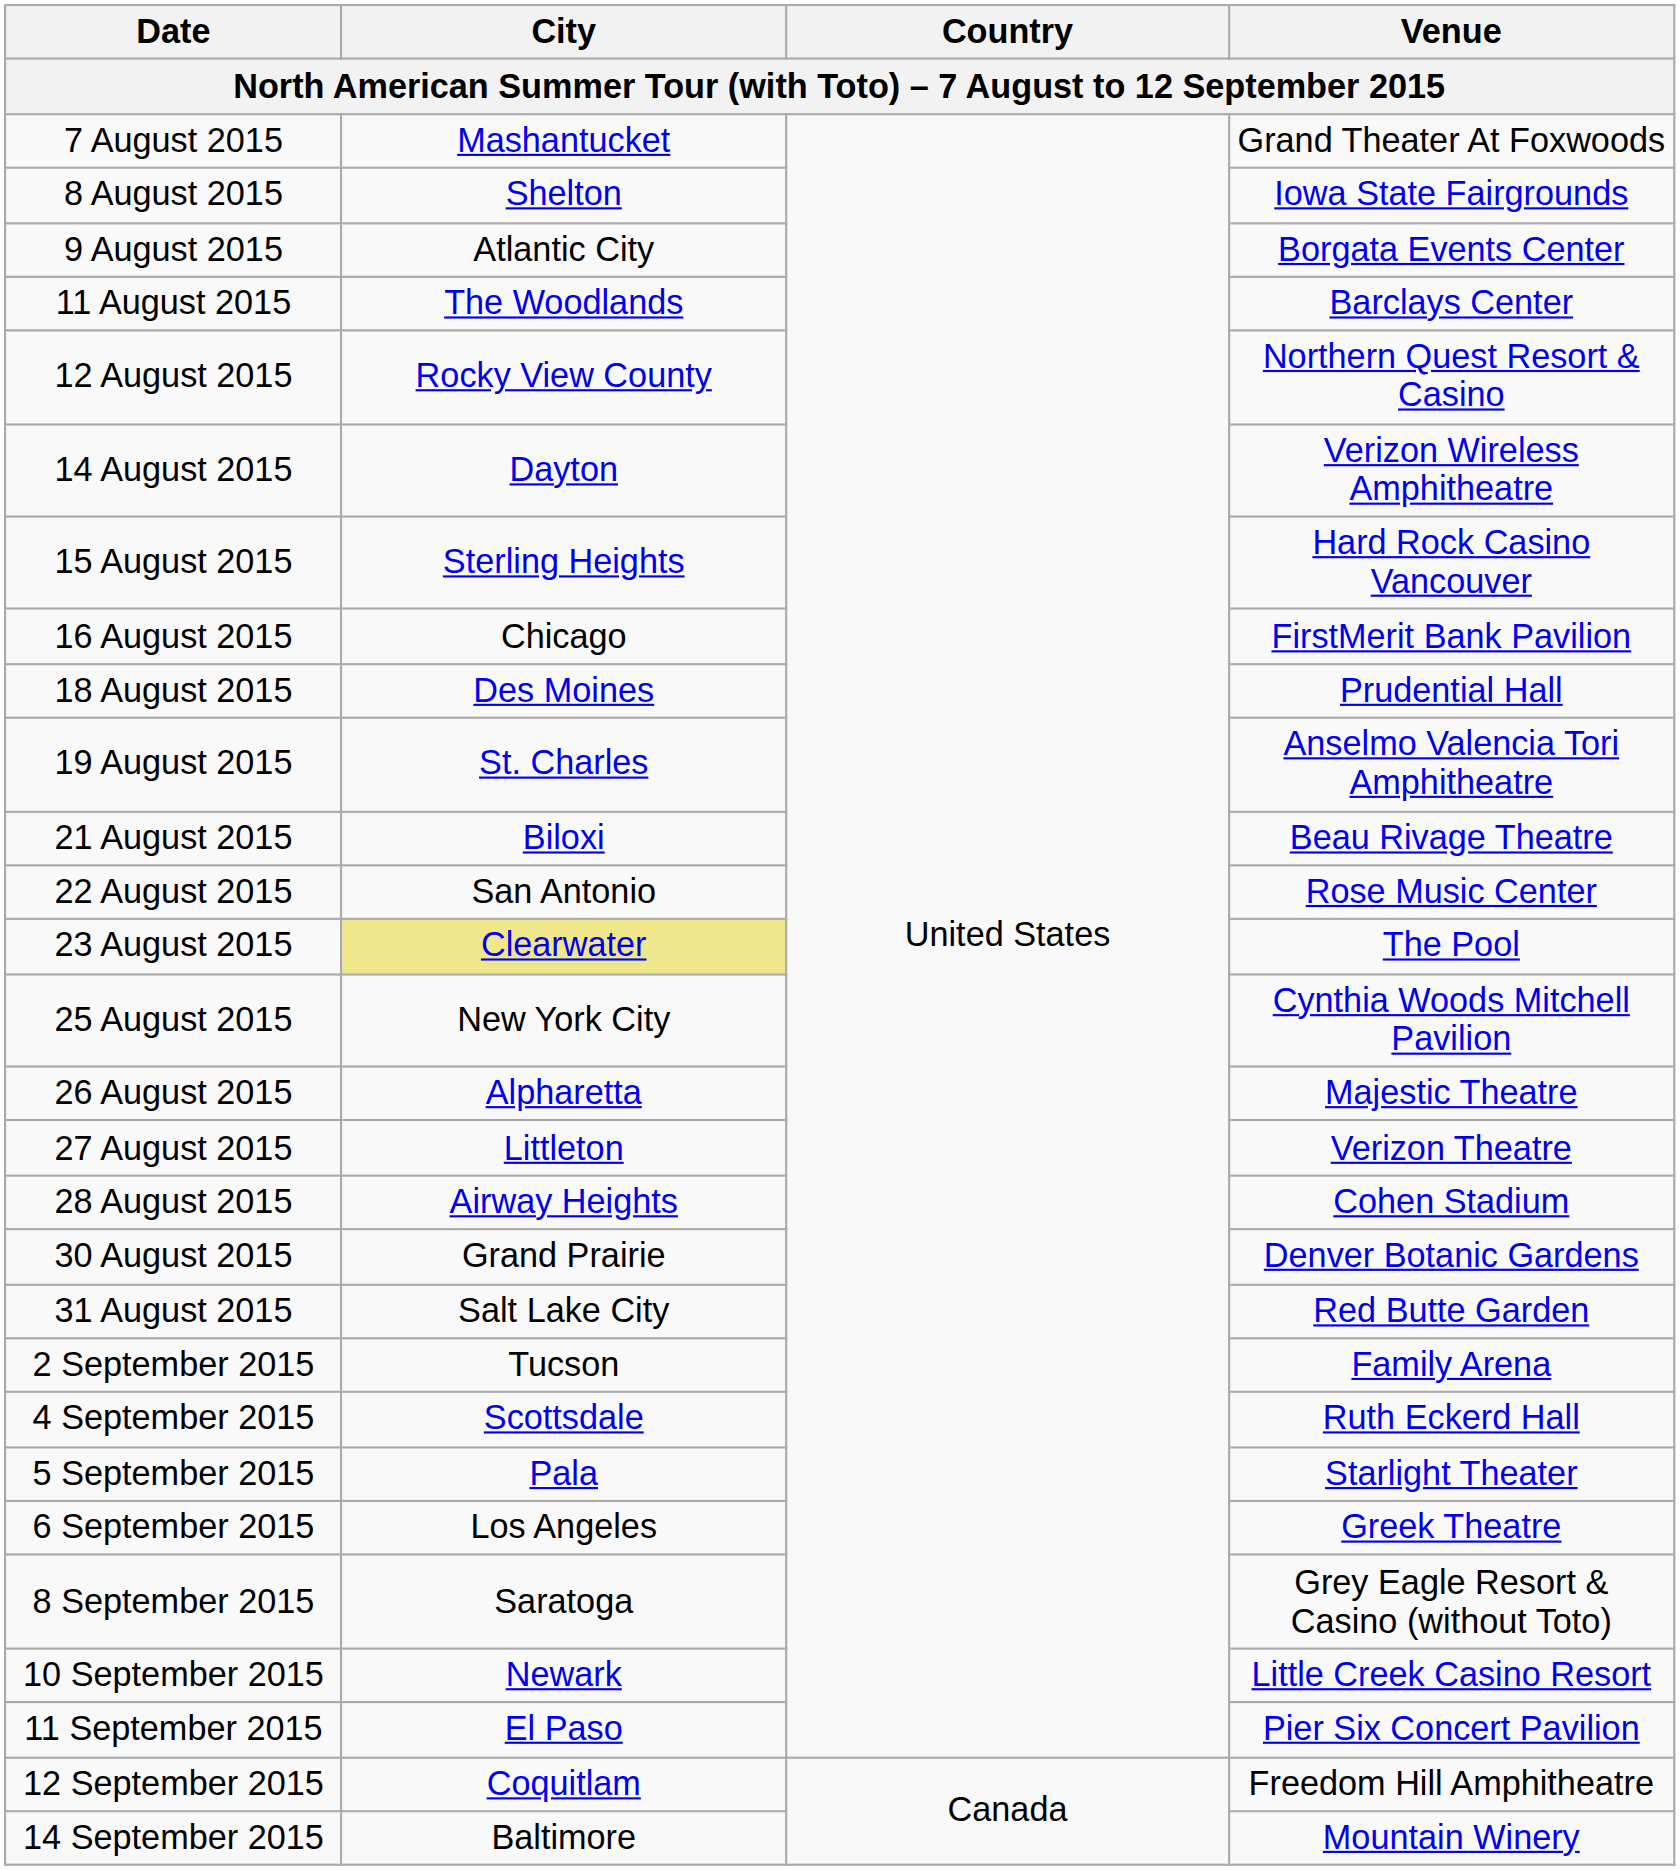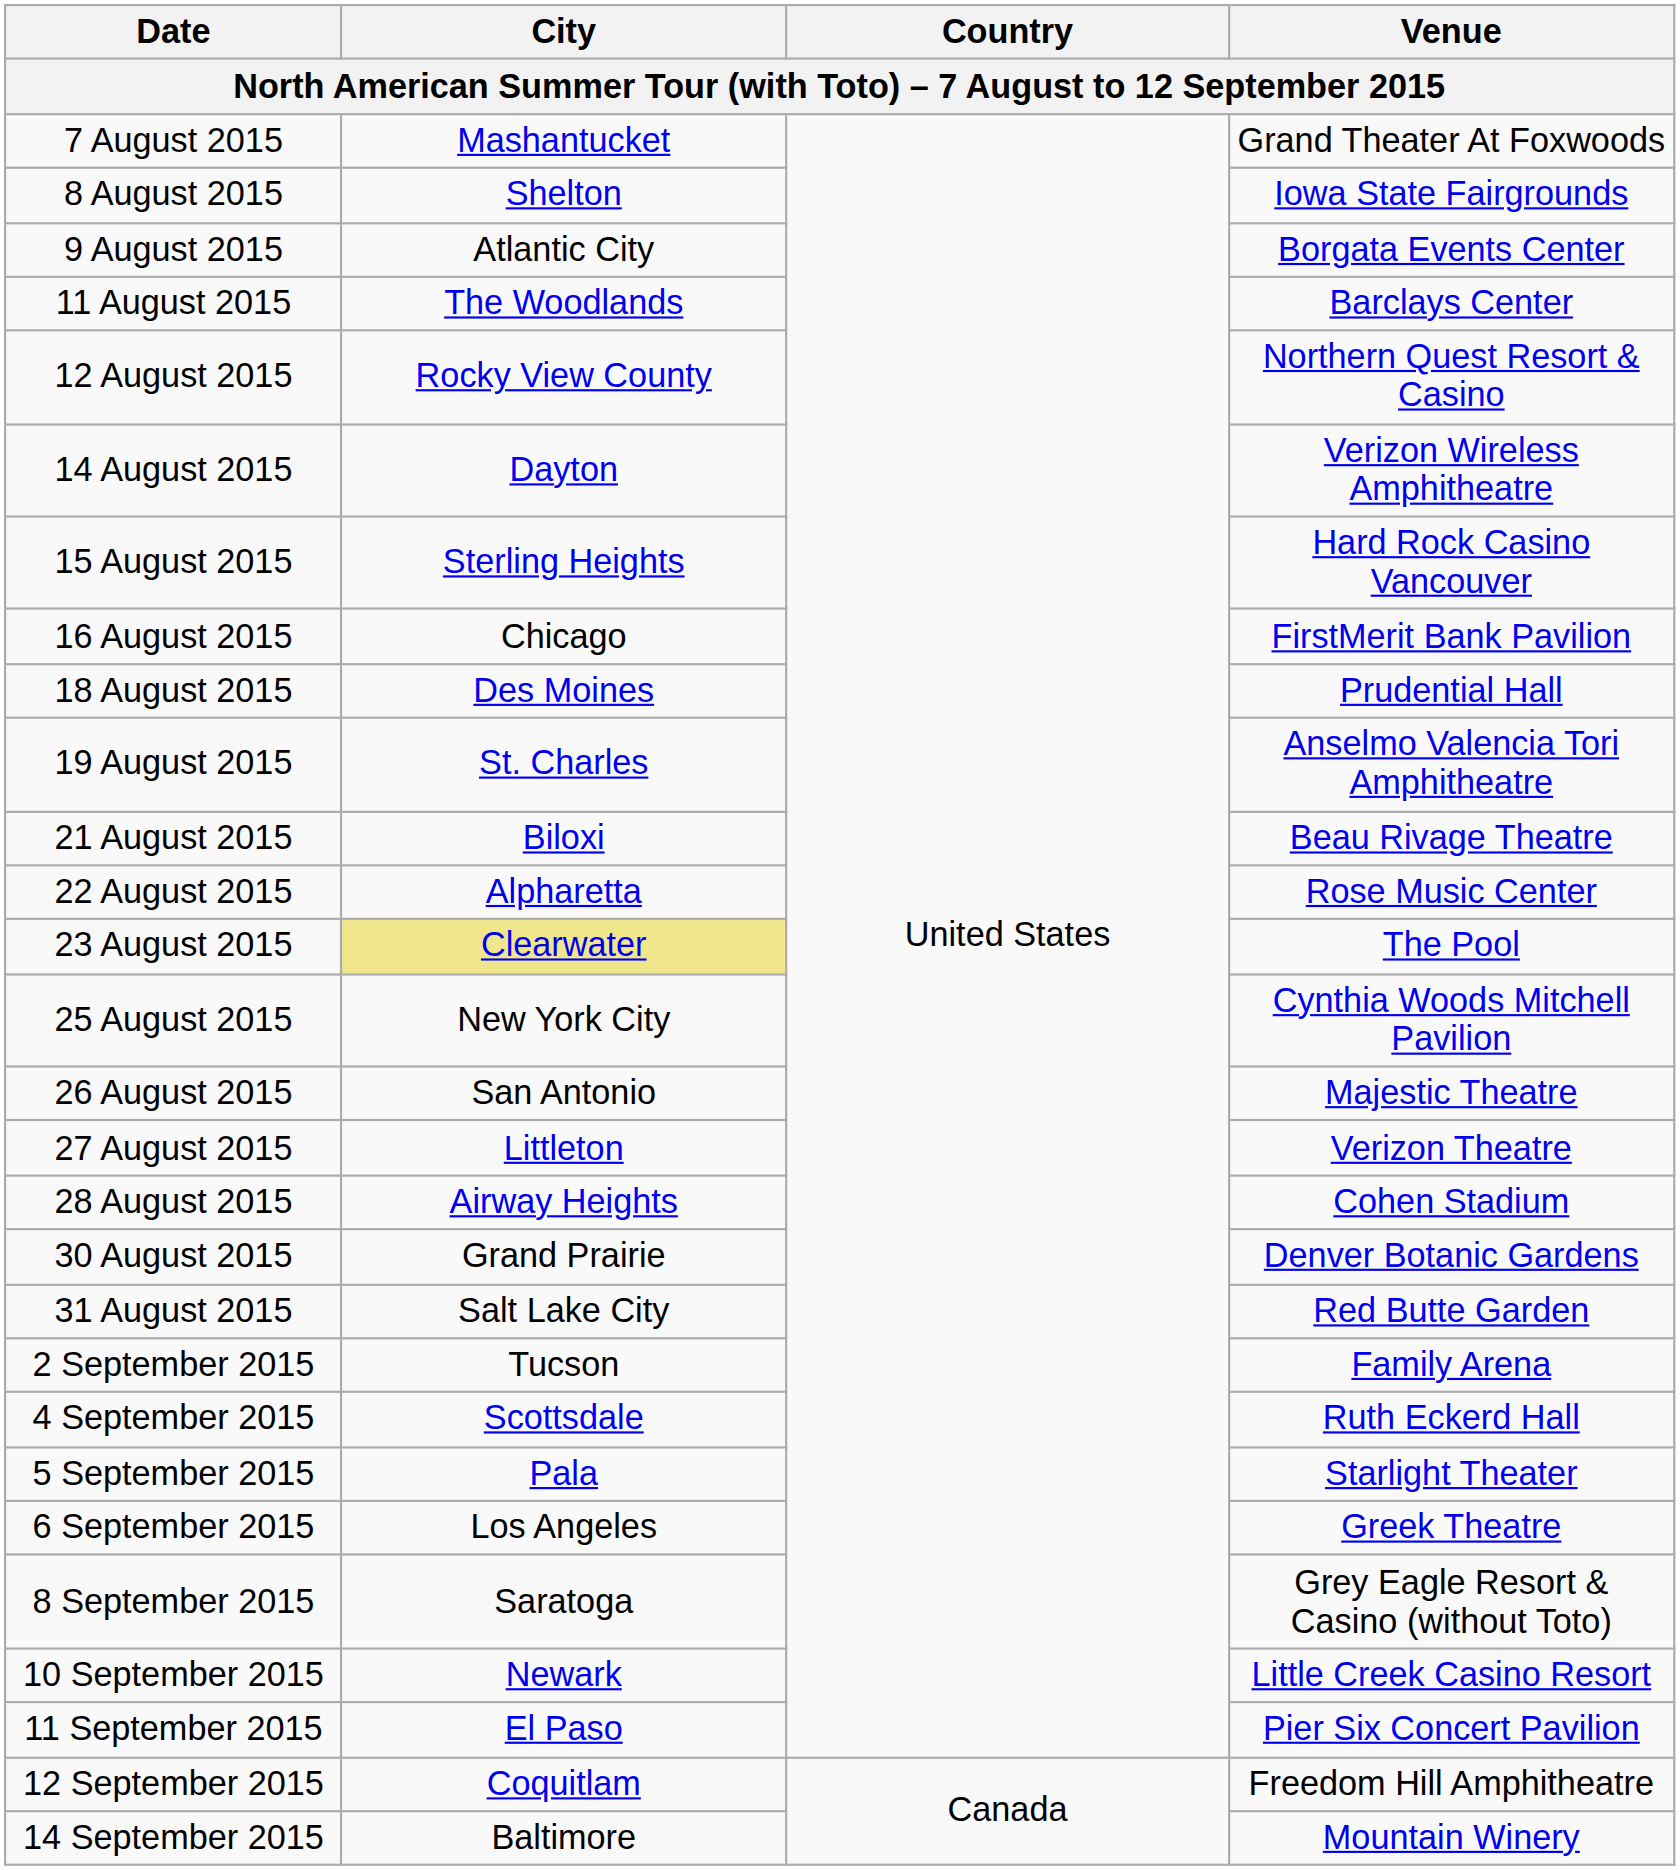(564, 891) San Antonio -> (564, 891) Alpharetta
(564, 1093) Alpharetta -> (564, 1093) San Antonio
